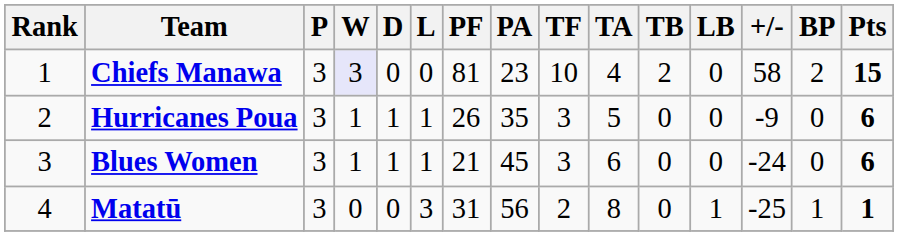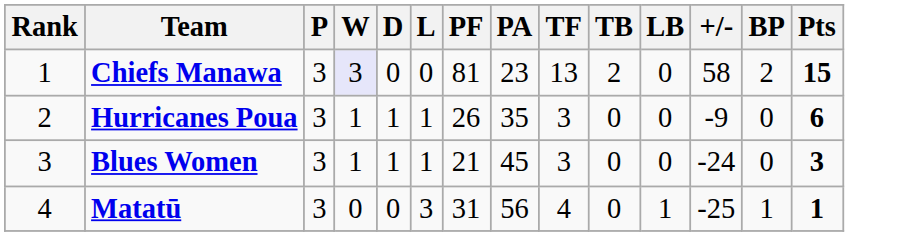- column: (614, 27)
(564, 72) 10 -> (564, 72) 13
(868, 162) 6 -> (817, 162) 3
(564, 207) 2 -> (564, 207) 4
